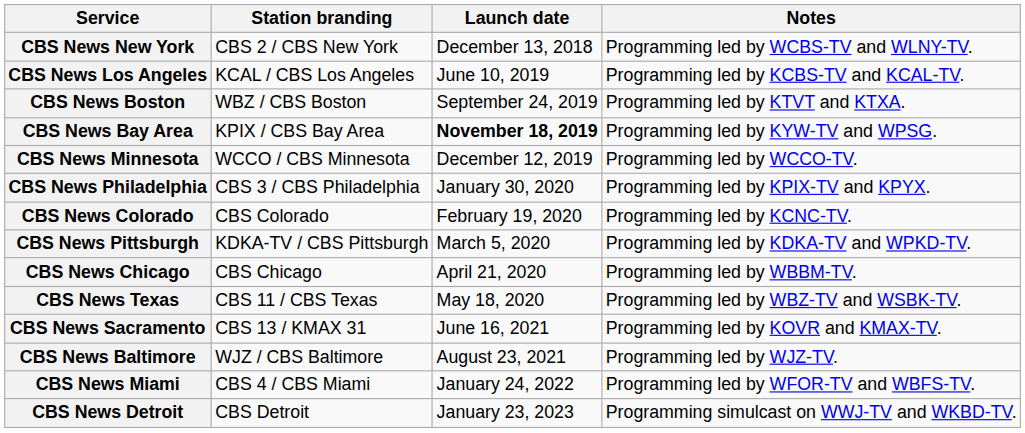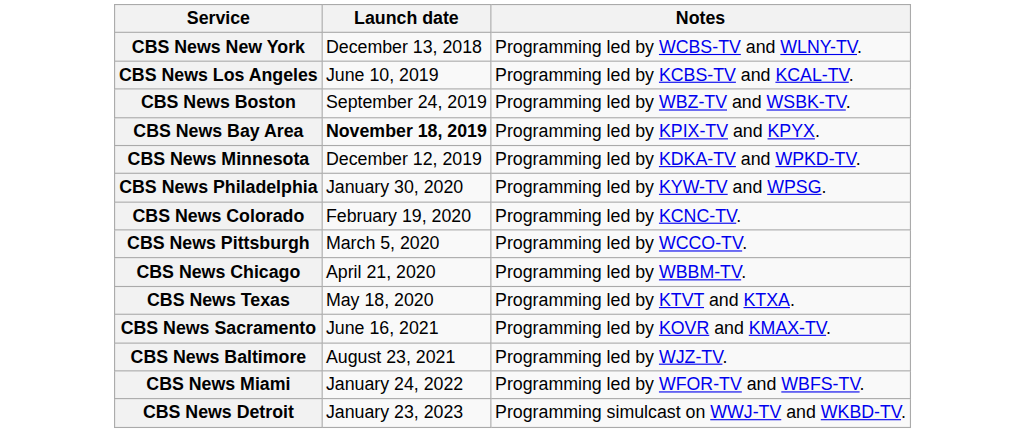- column: (322, 18)
(756, 103) Programming led by KTVT and KTXA. -> (673, 103) Programming led by WBZ-TV and WSBK-TV.
(771, 131) Programming led by KYW-TV and WPSG. -> (657, 131) Programming led by KPIX-TV and KPYX.
(732, 159) Programming led by WCCO-TV. -> (678, 159) Programming led by KDKA-TV and WPKD-TV.
(768, 187) Programming led by KPIX-TV and KPYX. -> (661, 187) Programming led by KYW-TV and WPSG.
(789, 243) Programming led by KDKA-TV and WPKD-TV. -> (621, 243) Programming led by WCCO-TV.
(784, 300) Programming led by WBZ-TV and WSBK-TV. -> (645, 300) Programming led by KTVT and KTXA.
